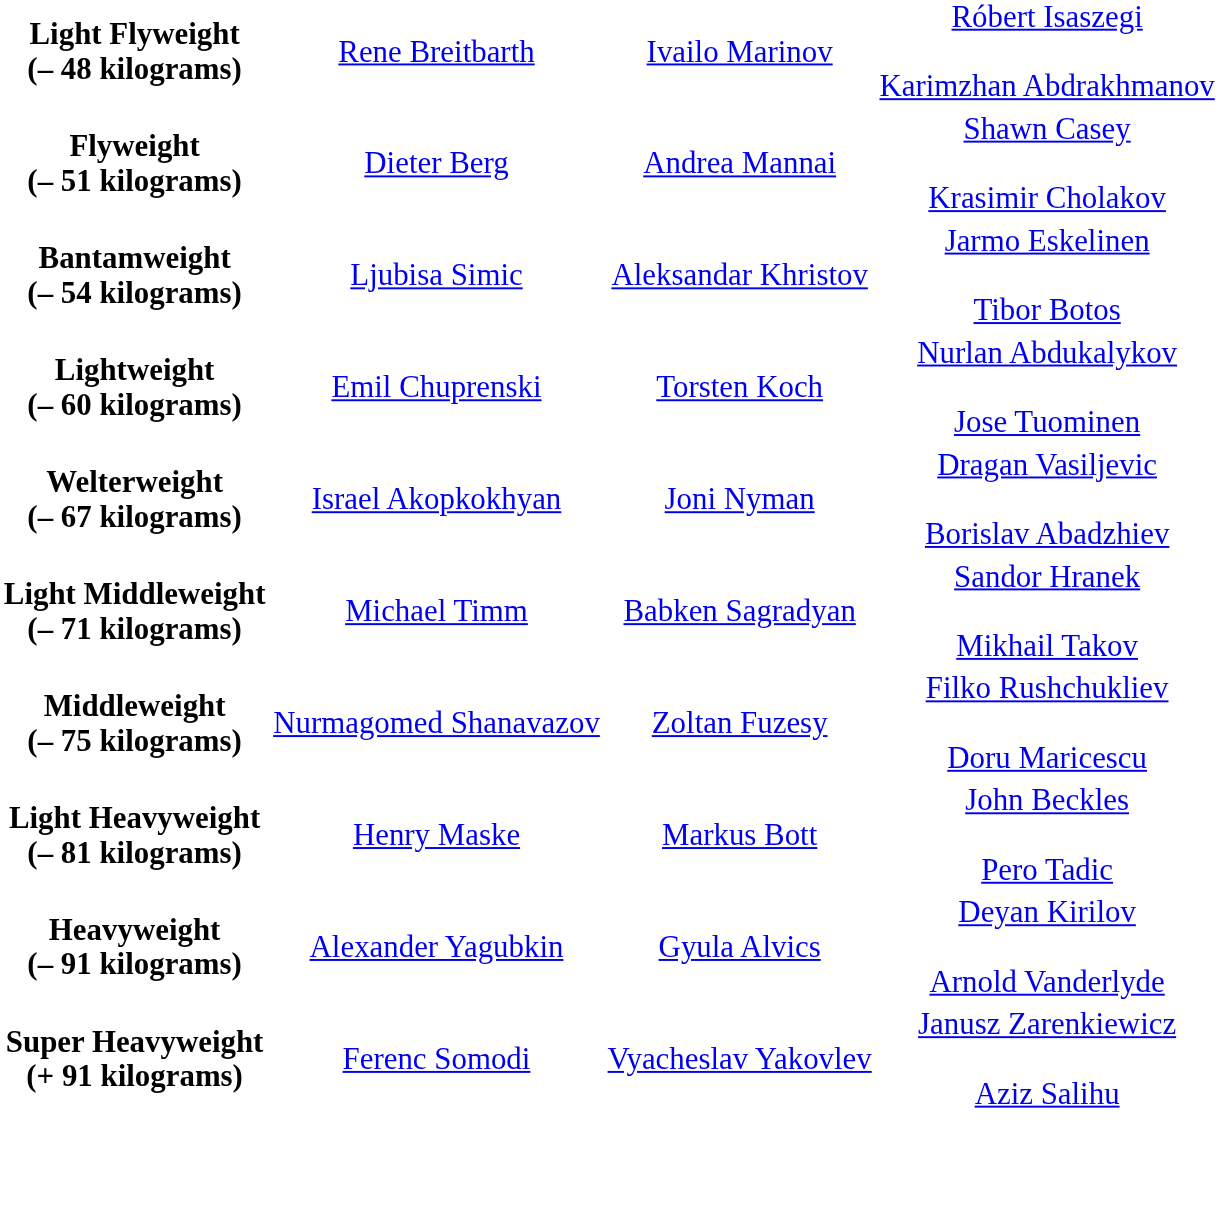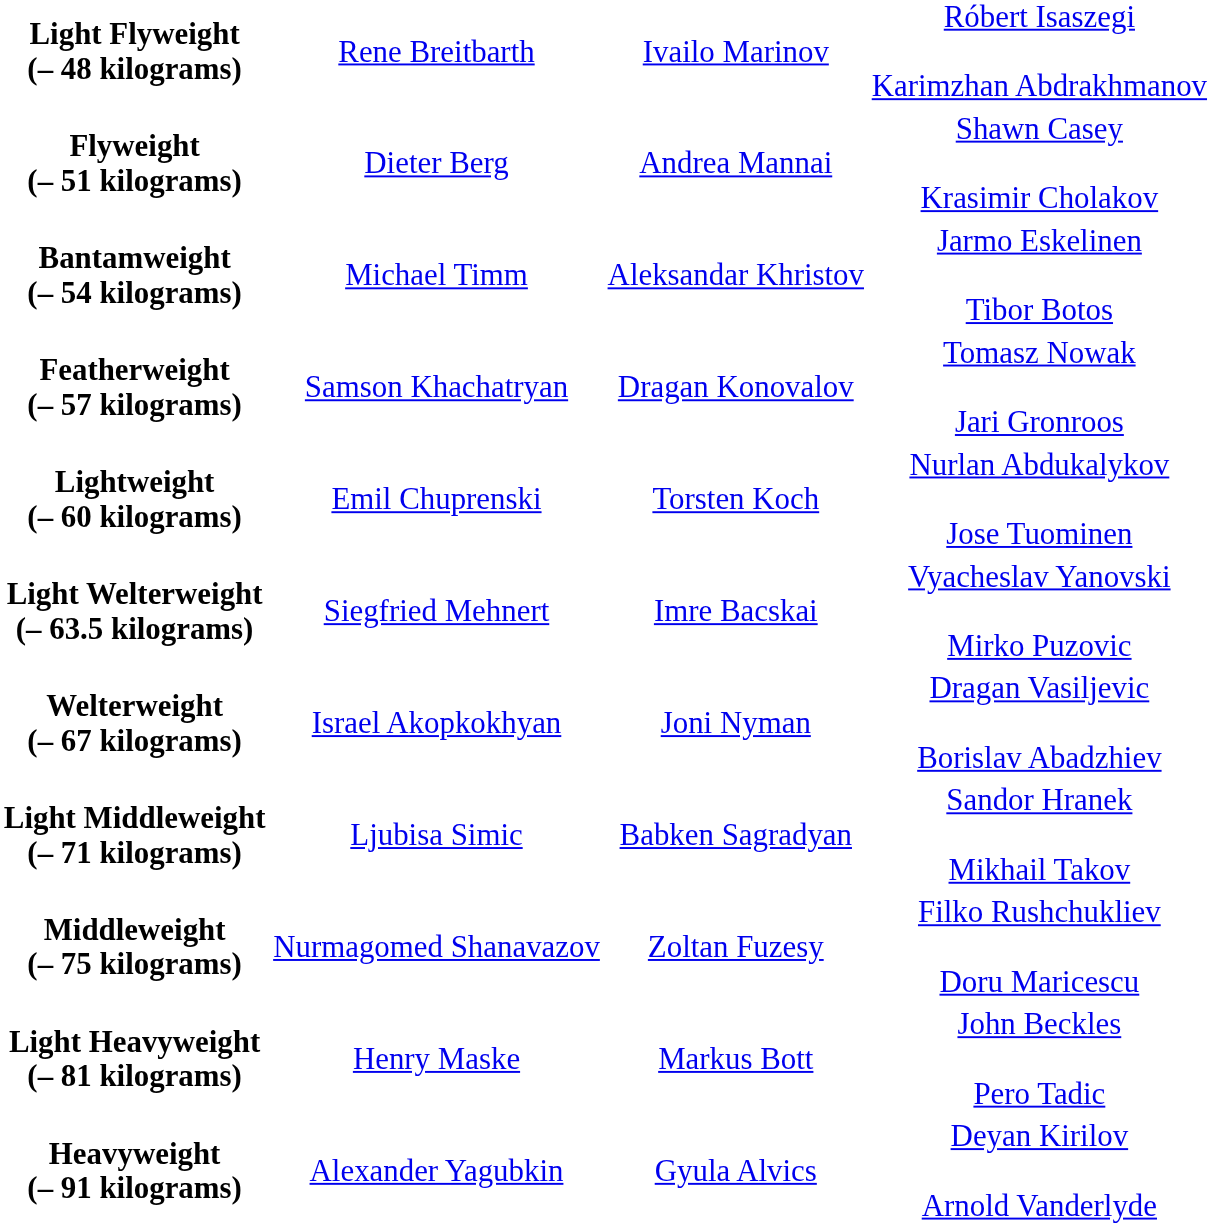(436, 275) Ljubisa Simic -> (437, 275) Michael Timm
+ row: (135, 387)
+ row: (135, 611)
(437, 611) Michael Timm -> (436, 835) Ljubisa Simic
- row: (135, 1058)
